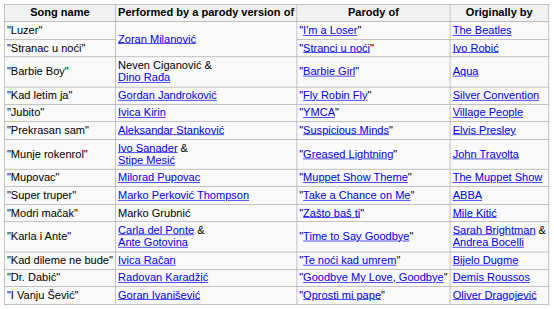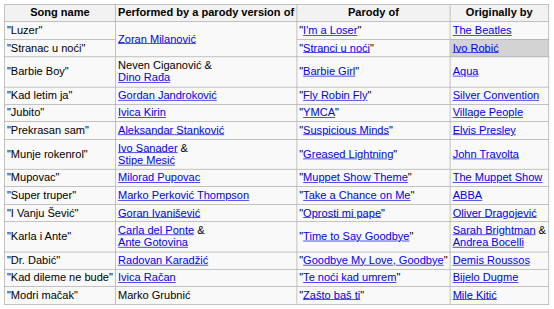(476, 48) no background -> (476, 48) lightgrey background
rows swapped: (42, 213) <-> (43, 295)
rows swapped: (60, 260) <-> (34, 278)
